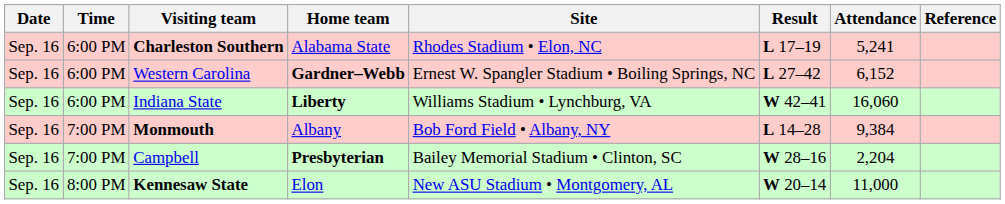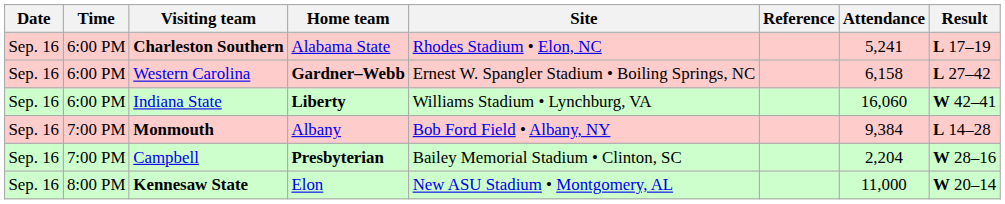columns swapped: (795, 18) <-> (960, 18)
(875, 74) 6,152 -> (884, 74) 6,158
